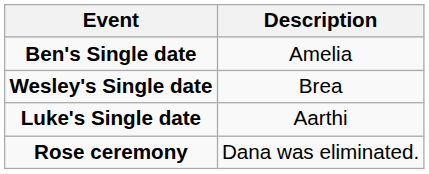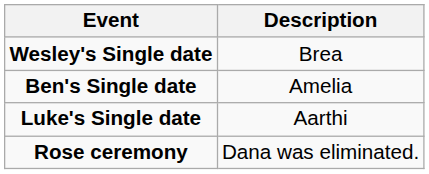rows swapped: (111, 53) <-> (111, 86)
